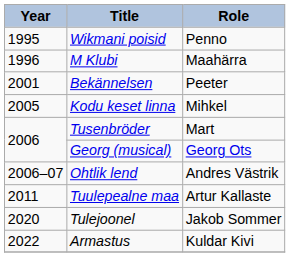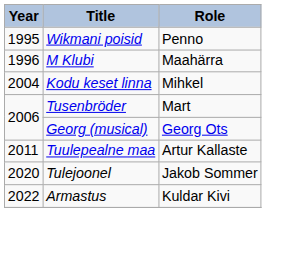- row: (111, 84)
(24, 106) 2005 -> (24, 84) 2004
- row: (104, 174)
